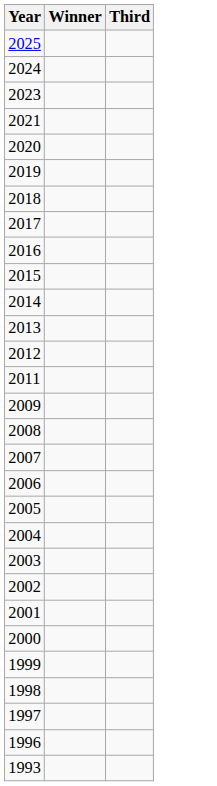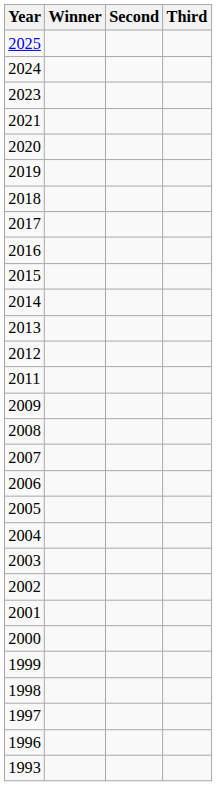+ column: (134, 17)
